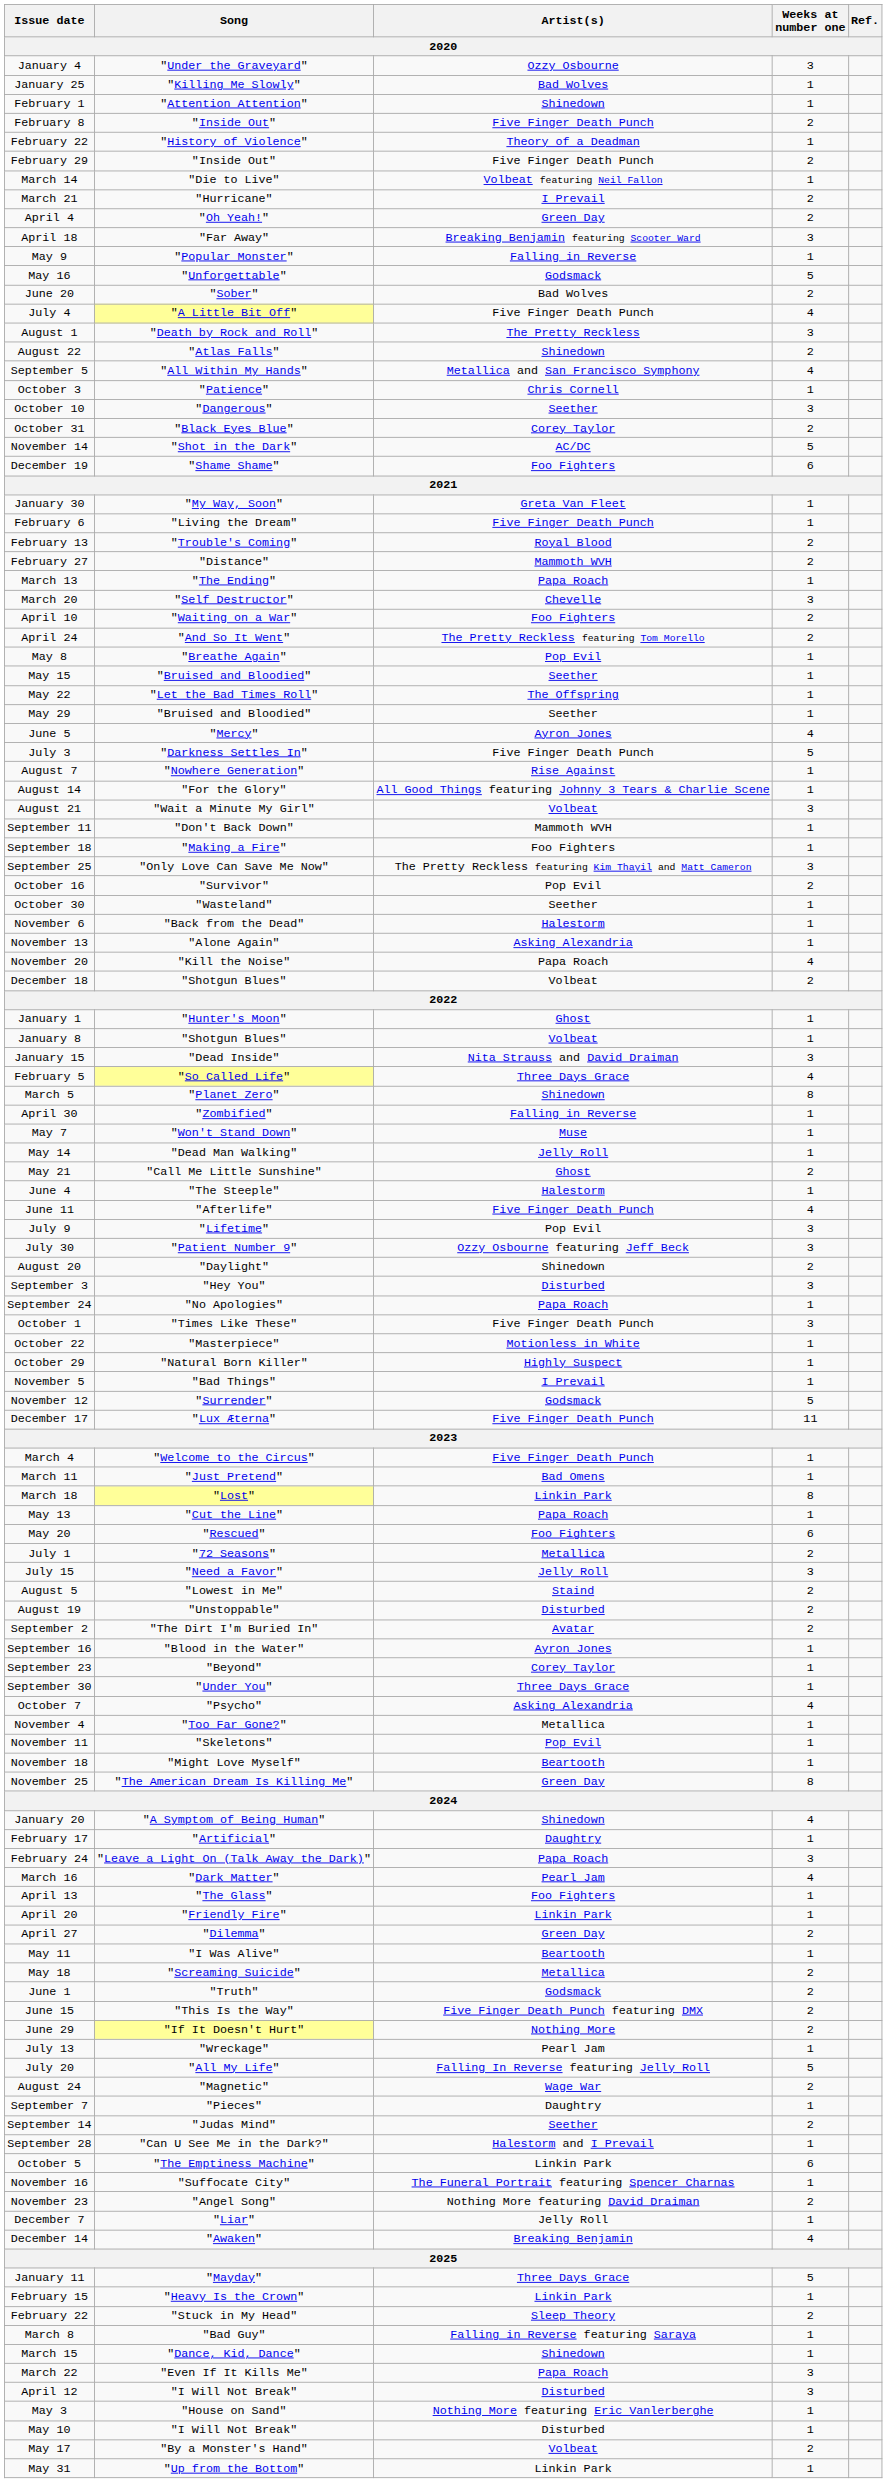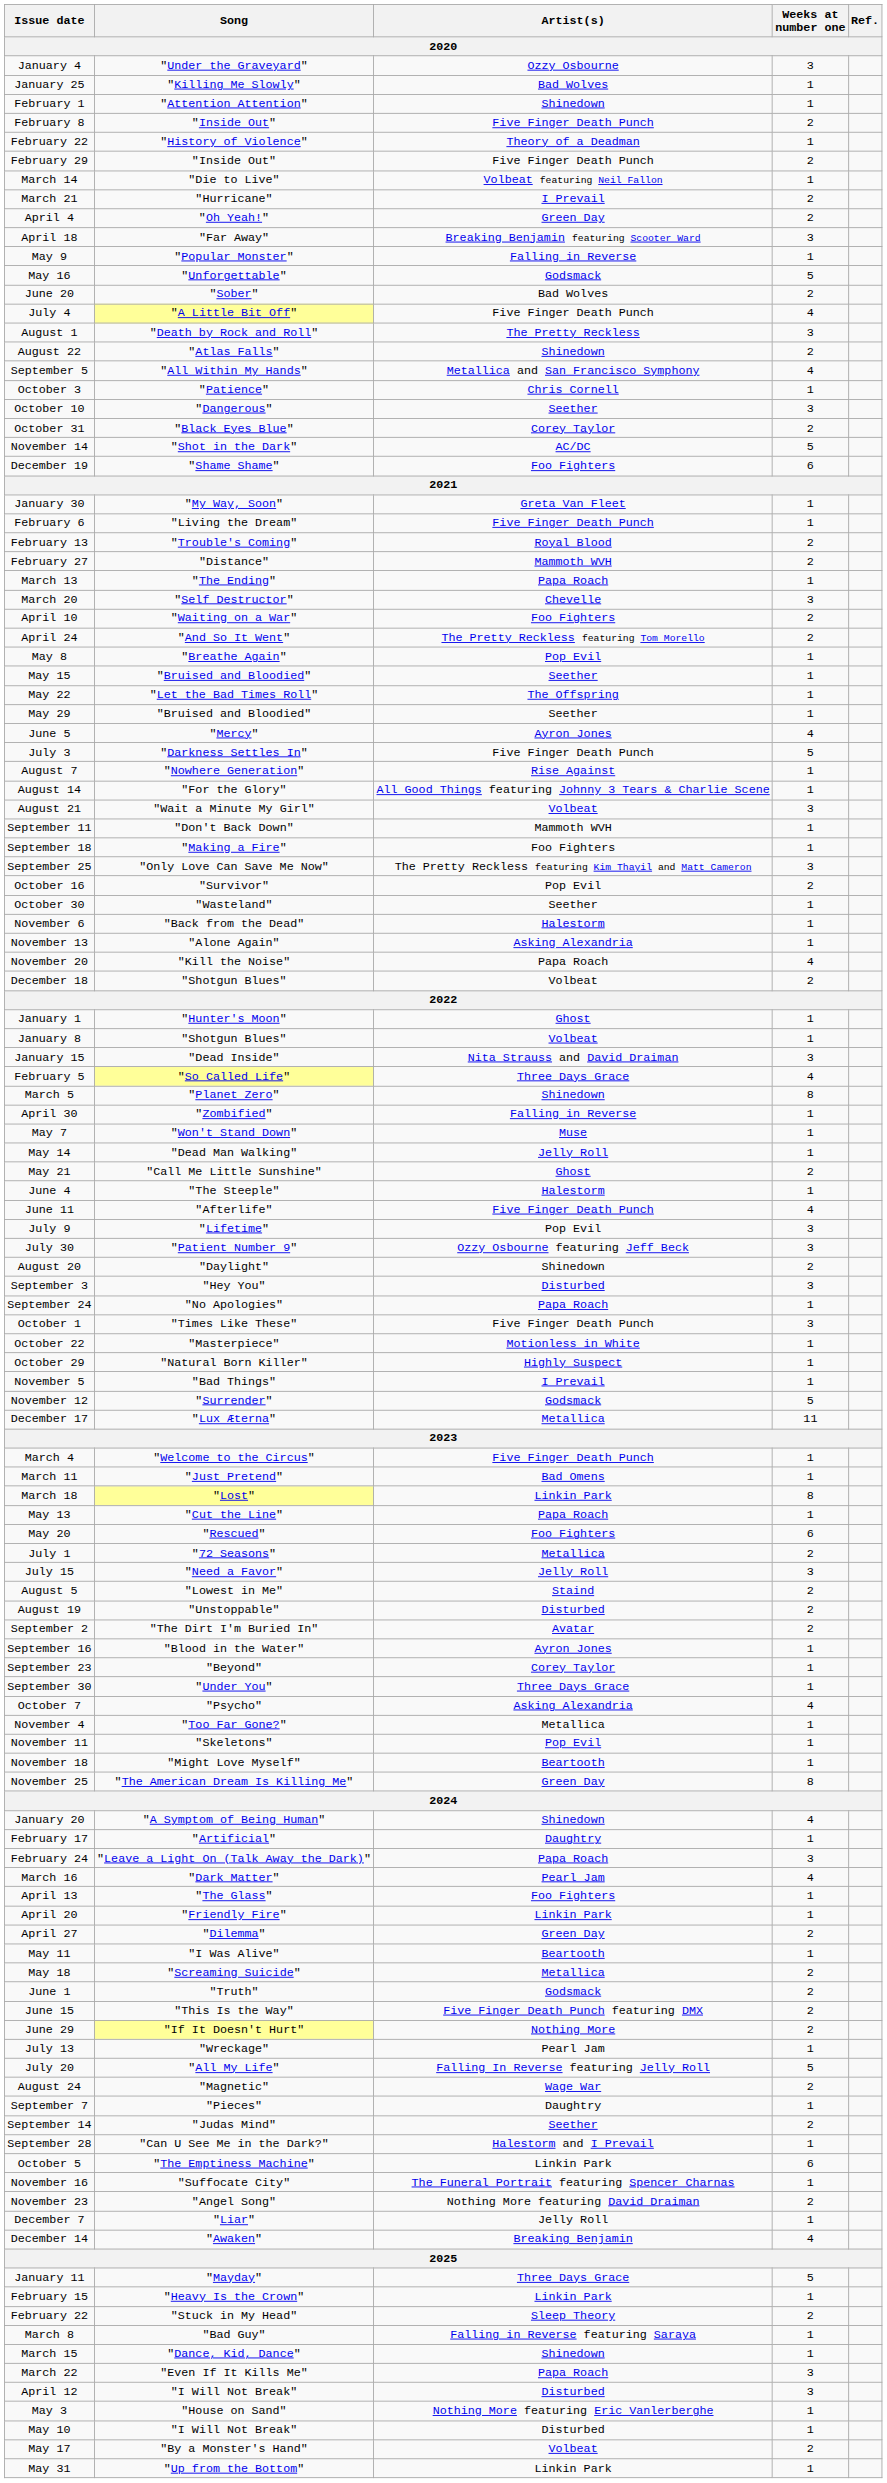(573, 1420) Five Finger Death Punch -> (573, 1420) Metallica
